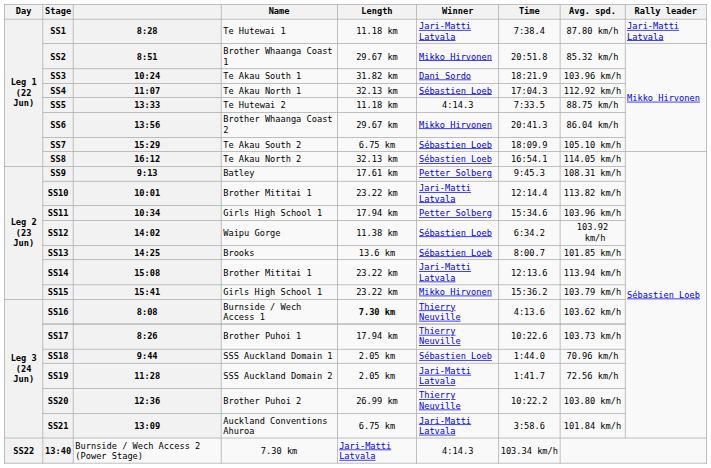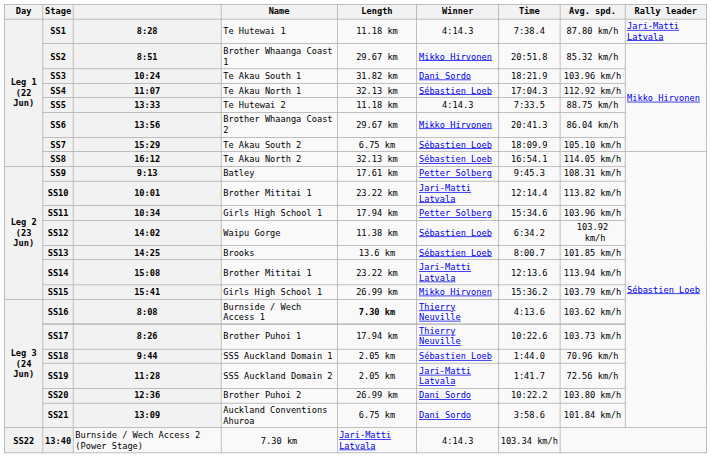(445, 31) Jari-Matti Latvala -> (458, 31) 4:14.3
(377, 292) 23.22 km -> (377, 292) 26.99 km
(440, 401) Thierry Neuville -> (445, 395) Dani Sordo
(445, 426) Jari-Matti Latvala -> (445, 415) Dani Sordo
